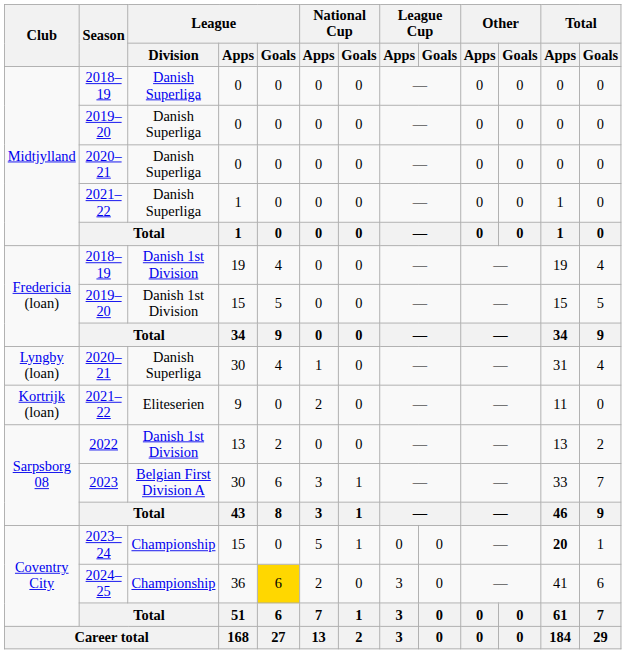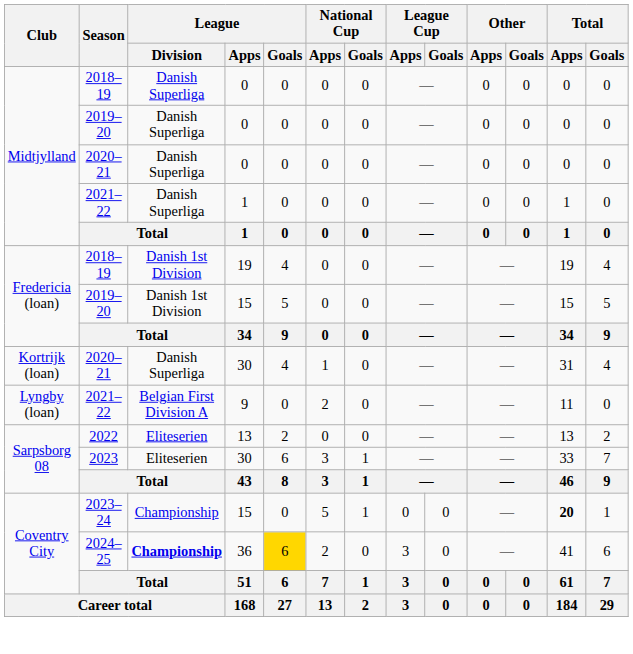(42, 365) Lyngby (loan) -> (42, 365) Kortrijk (loan)
(42, 404) Kortrijk (loan) -> (42, 404) Lyngby (loan)
(173, 404) Eliteserien -> (177, 404) Belgian First Division A
(173, 443) Danish 1st Division -> (177, 435) Eliteserien
(173, 482) Belgian First Division A -> (177, 458) Eliteserien
(173, 583) normal -> (177, 551) bold
